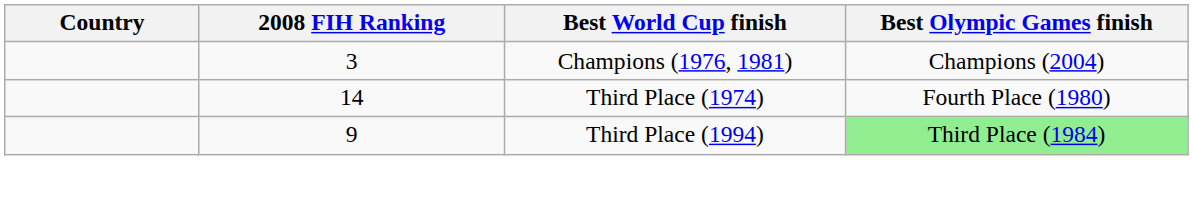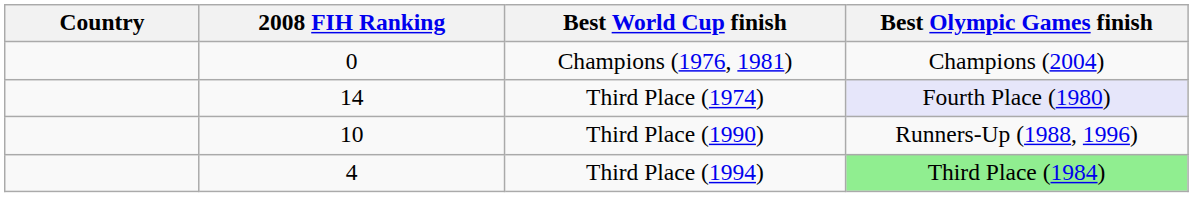(352, 60) 3 -> (352, 60) 0
(1017, 97) no background -> (1017, 97) lavender background
+ row: (675, 135)
(352, 135) 9 -> (352, 172) 4
